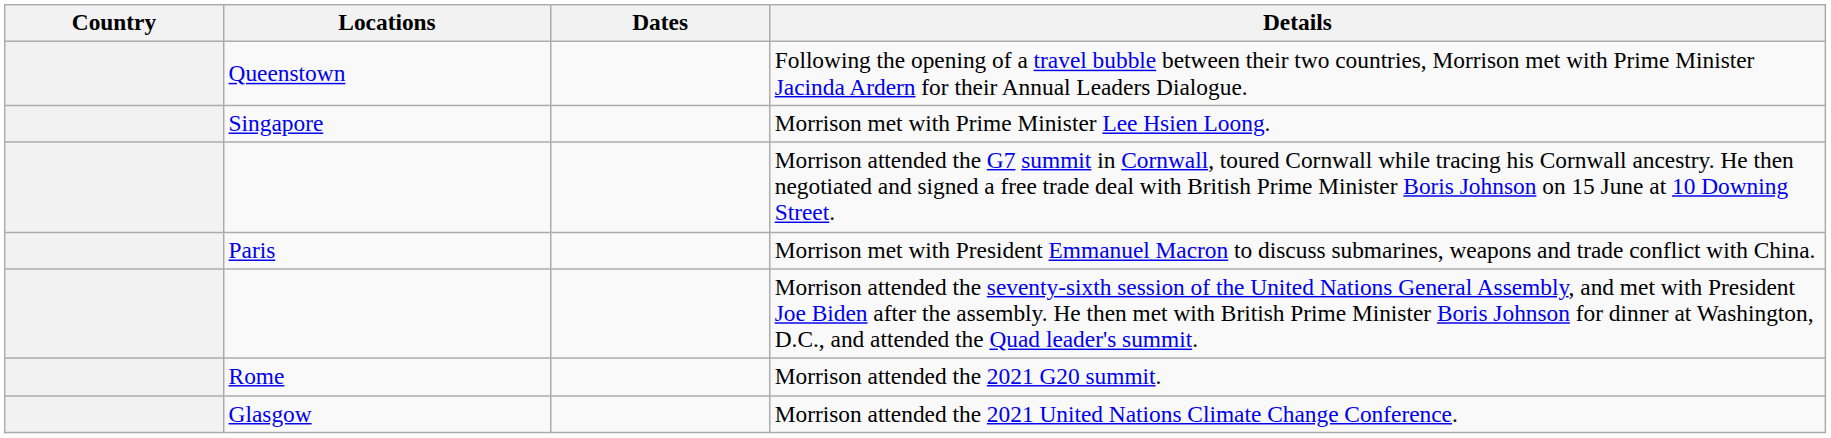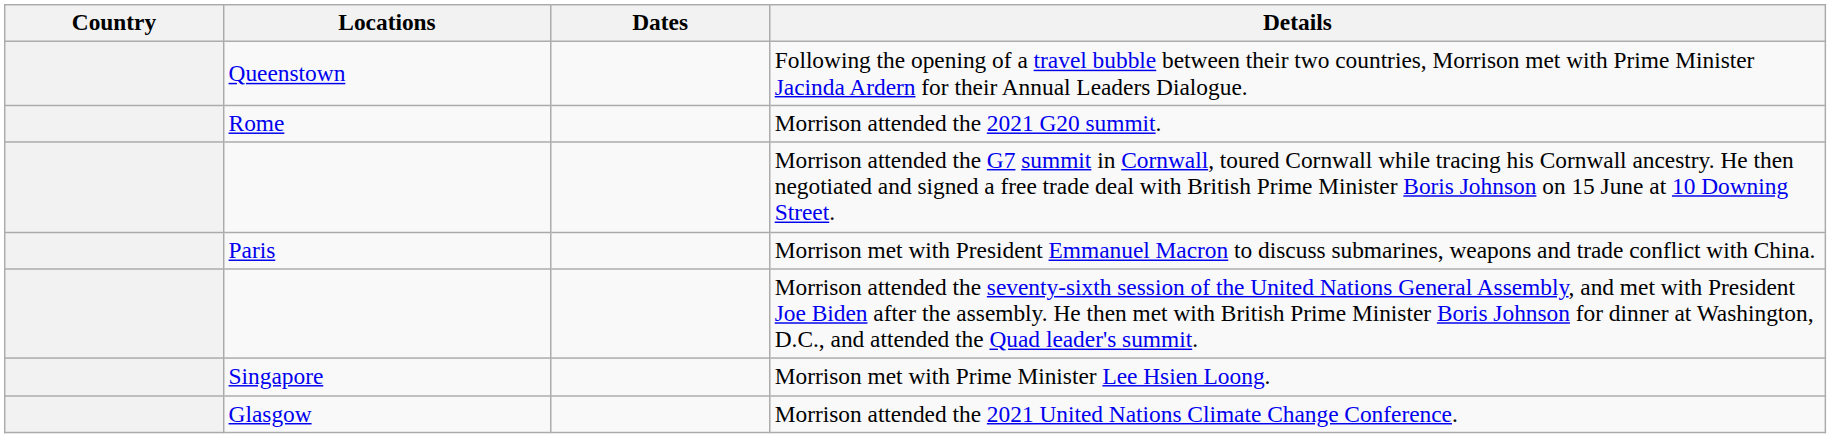rows swapped: (1023, 123) <-> (968, 376)
